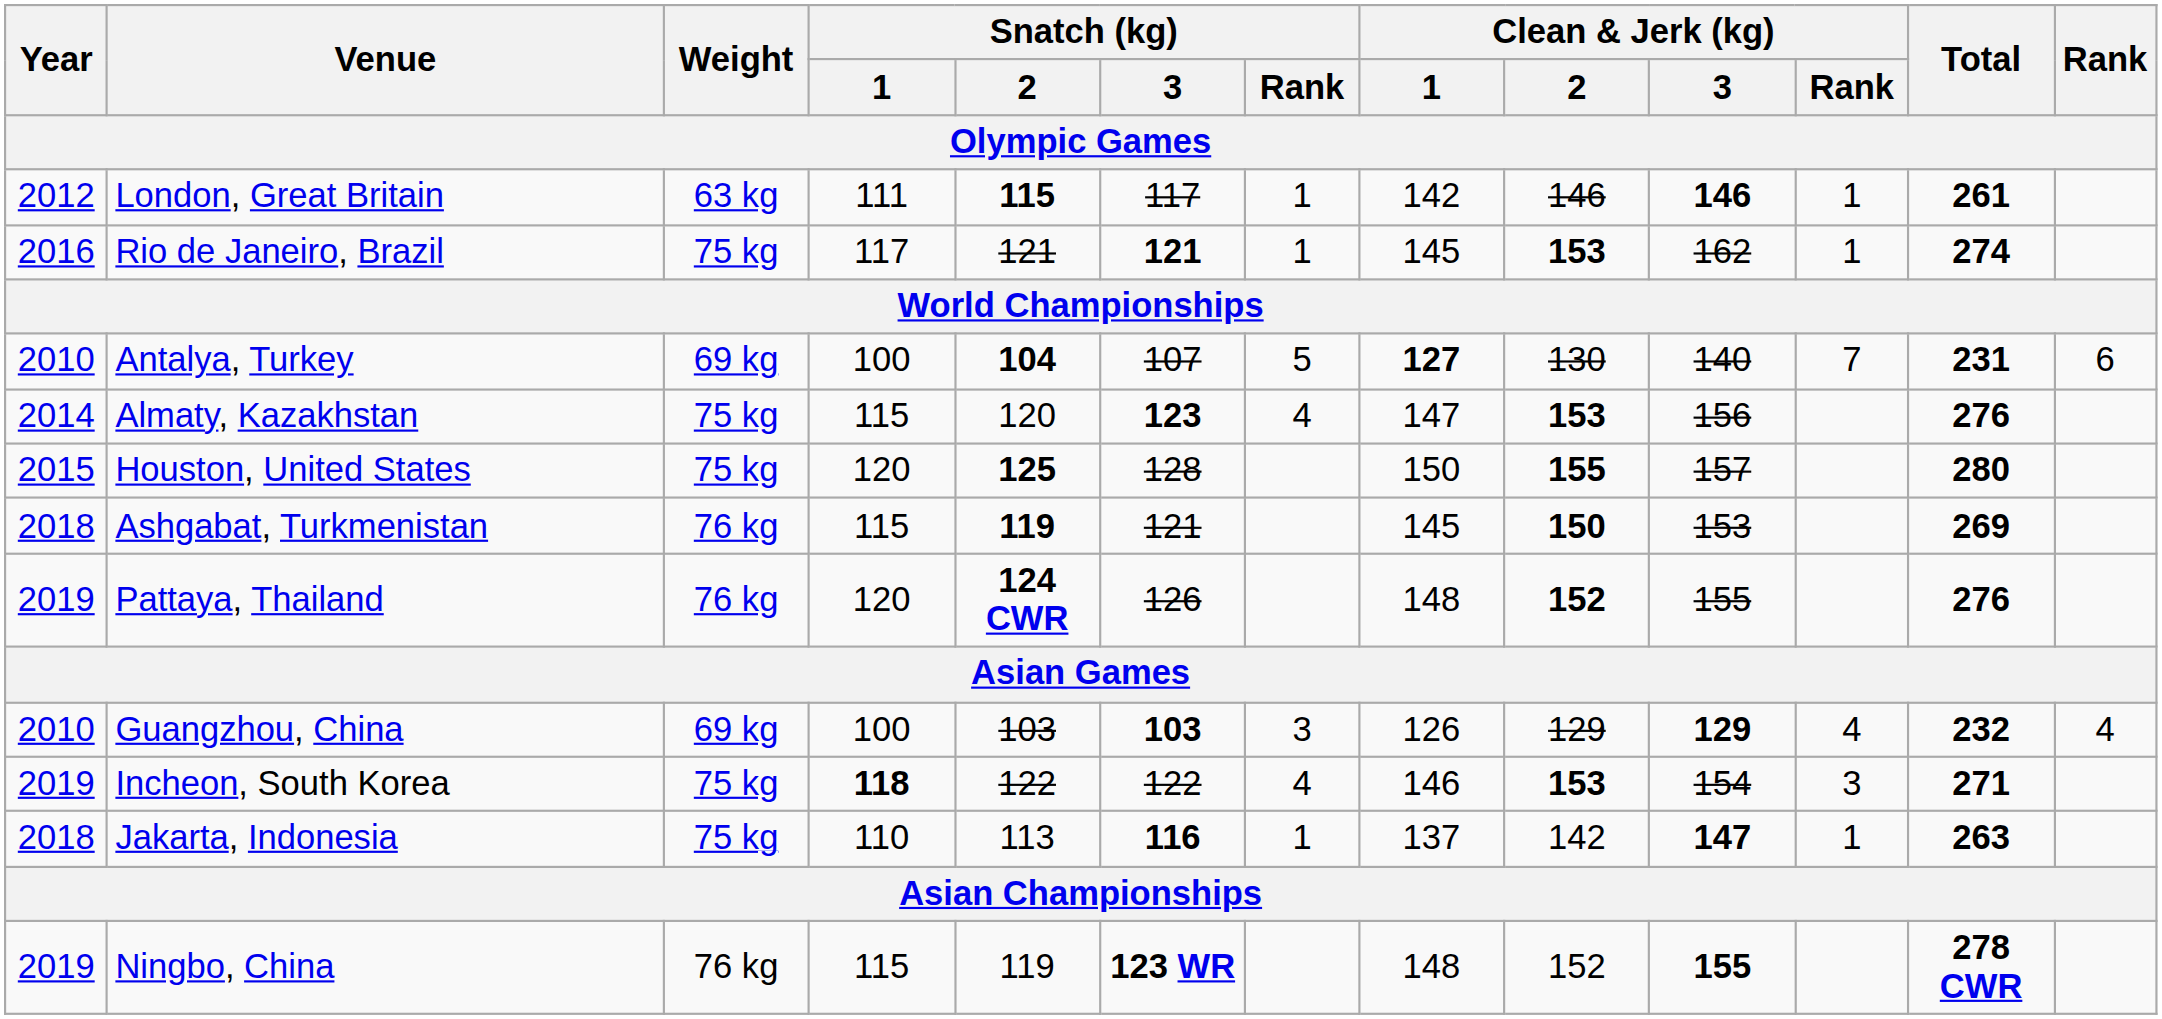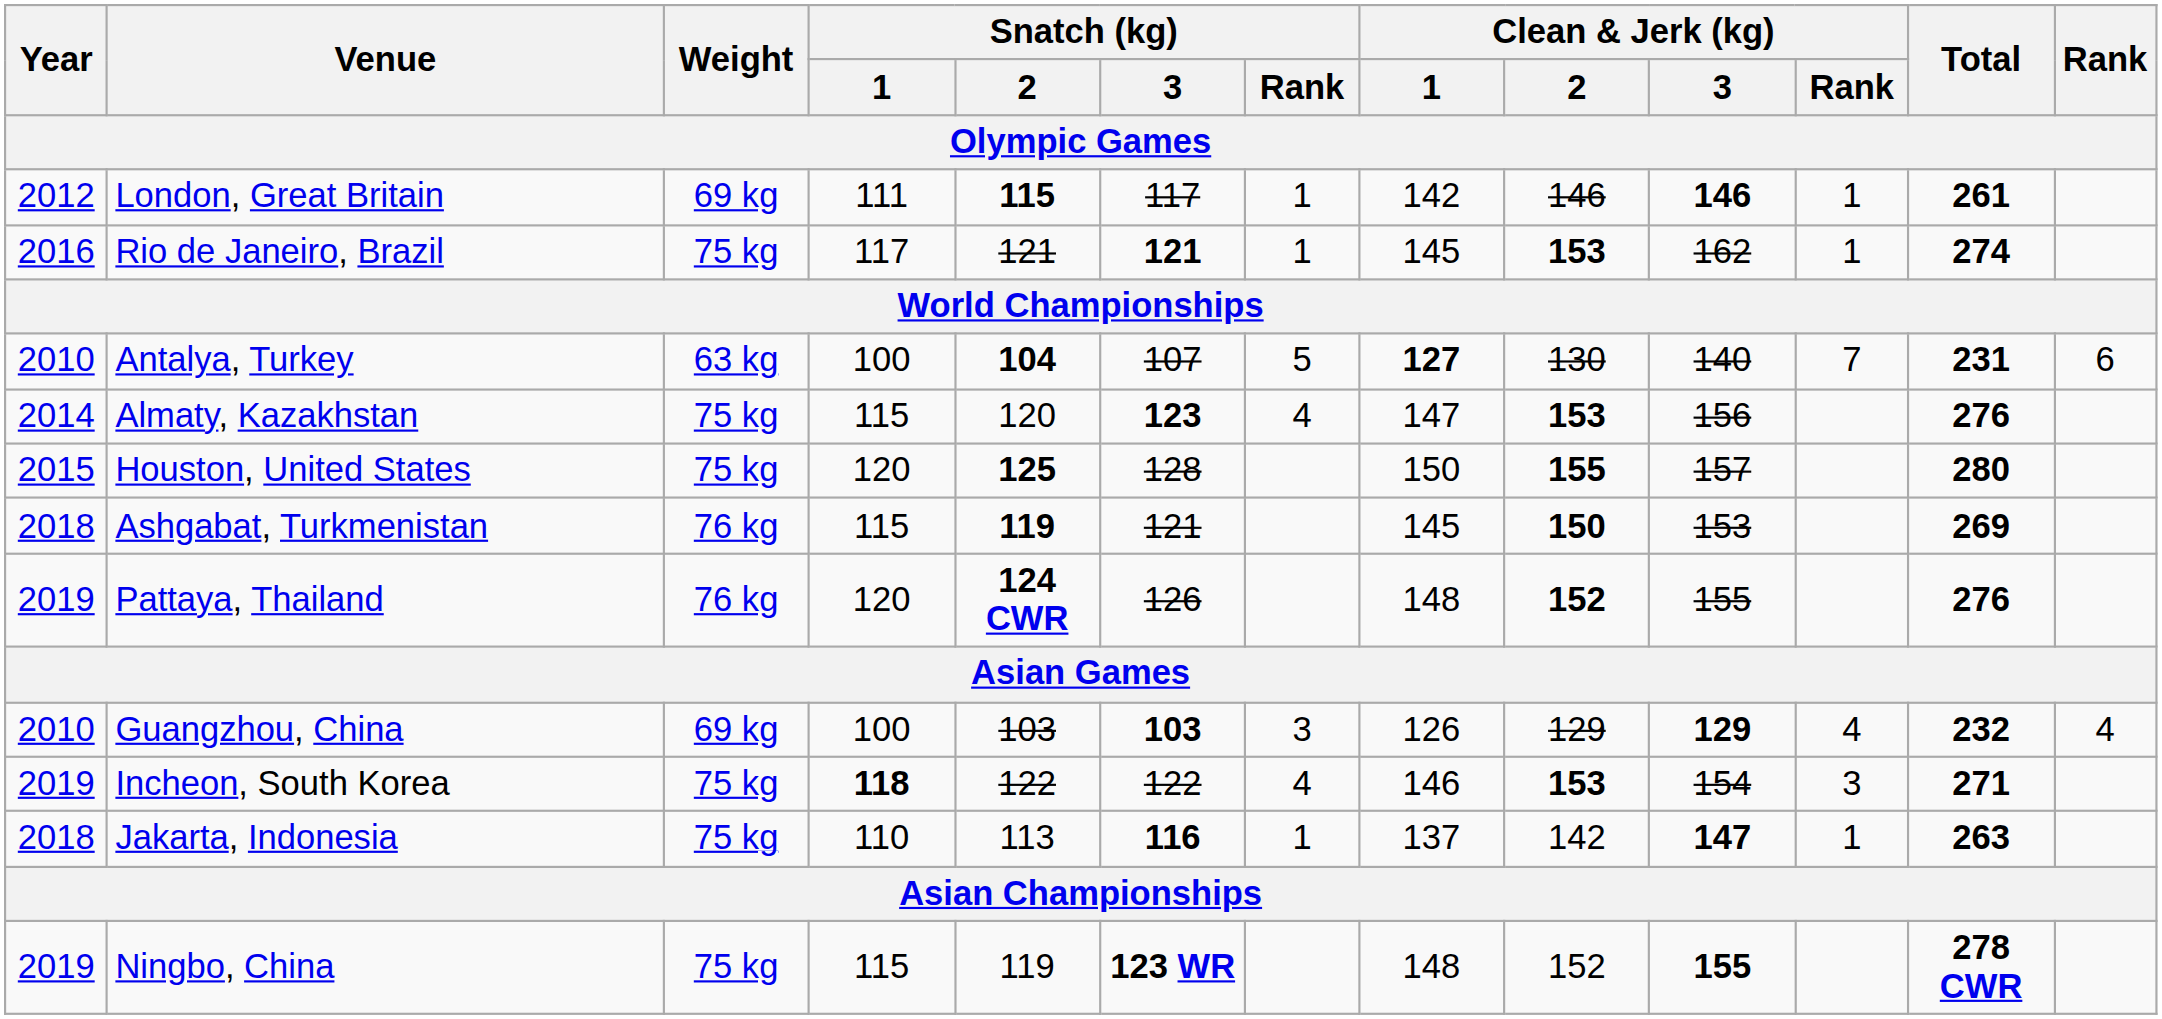(736, 196) 63 kg -> (736, 196) 69 kg
(736, 360) 69 kg -> (736, 360) 63 kg
(736, 967) 76 kg -> (736, 967) 75 kg
